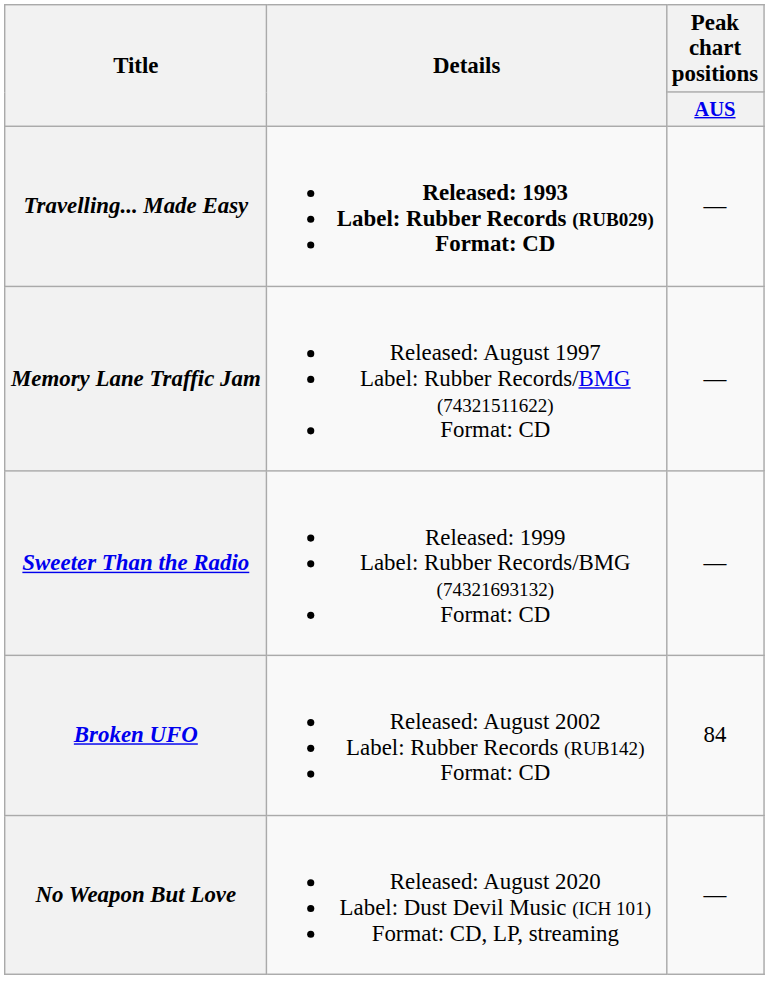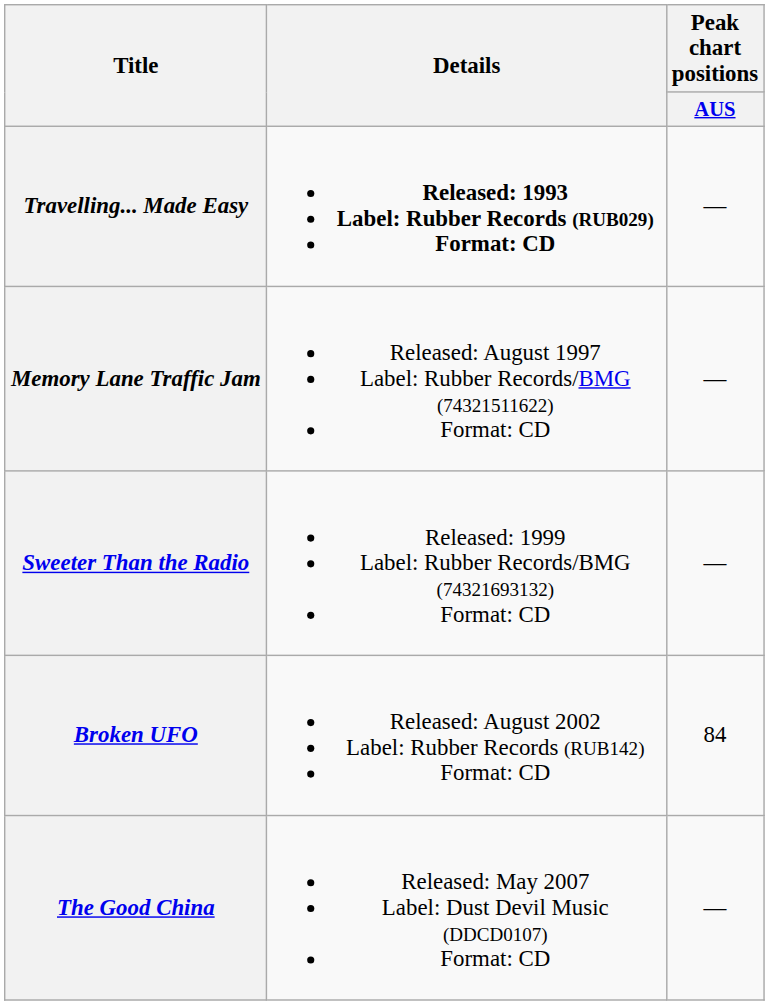+ row: (136, 907)
- row: (136, 894)
